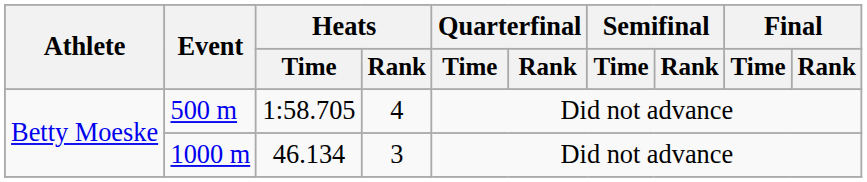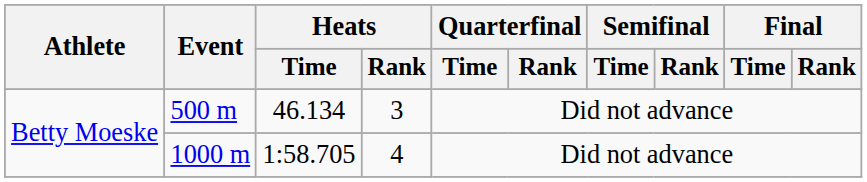(309, 111) 1:58.705 -> (309, 111) 46.134
(397, 111) 4 -> (397, 111) 3
(309, 154) 46.134 -> (309, 154) 1:58.705
(397, 154) 3 -> (397, 154) 4
